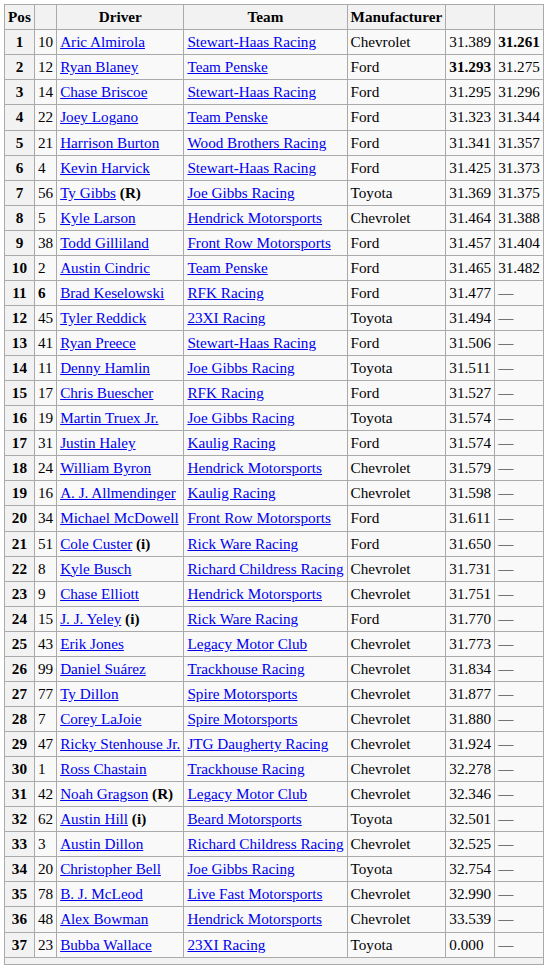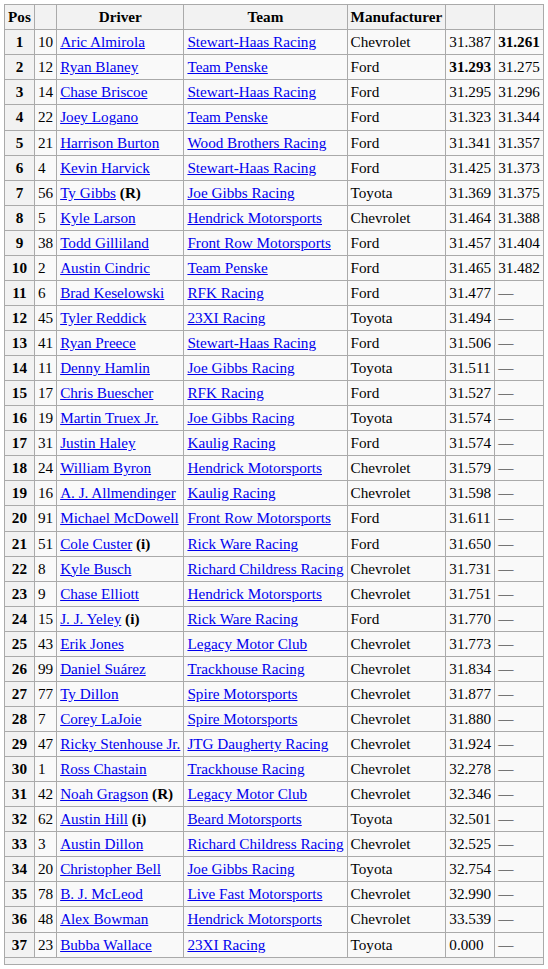(470, 42) 31.389 -> (470, 42) 31.387
(42, 292) bold -> (42, 292) normal
(45, 518) 34 -> (45, 518) 91
